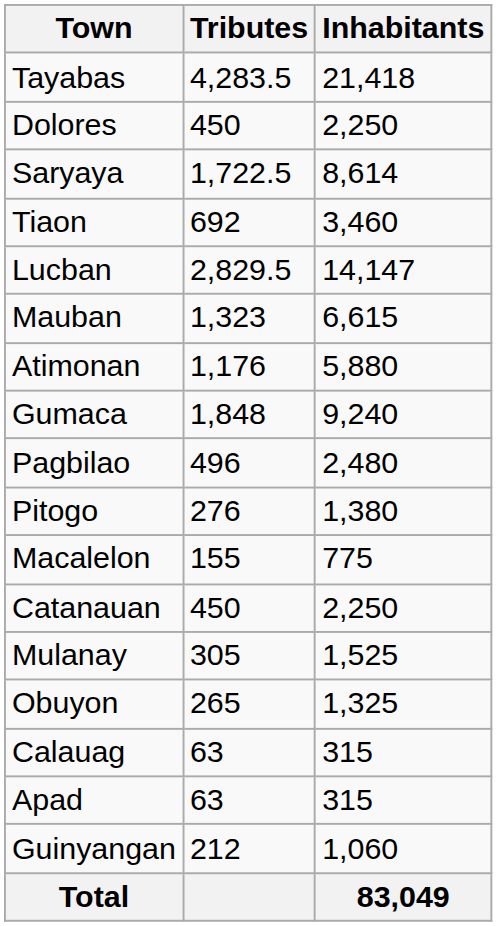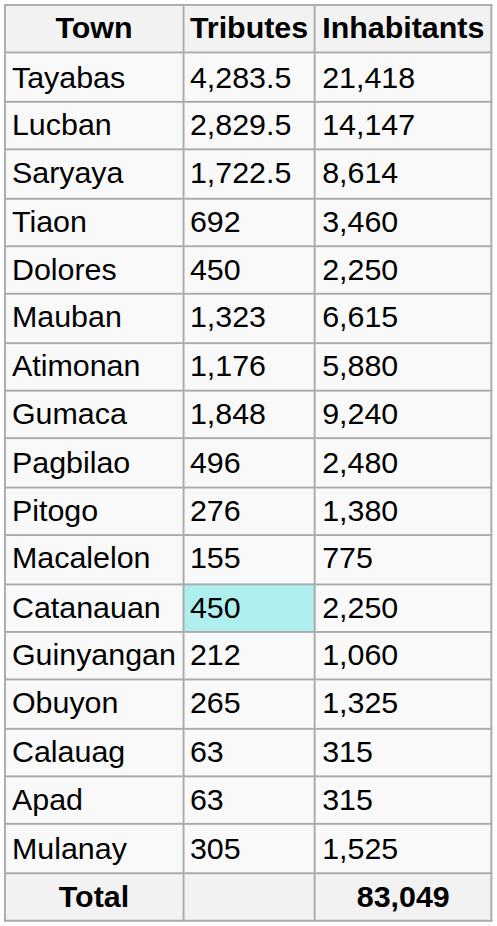rows swapped: (62, 269) <-> (64, 125)
(215, 607) no background -> (215, 607) paleturquoise background
rows swapped: (69, 655) <-> (94, 848)
